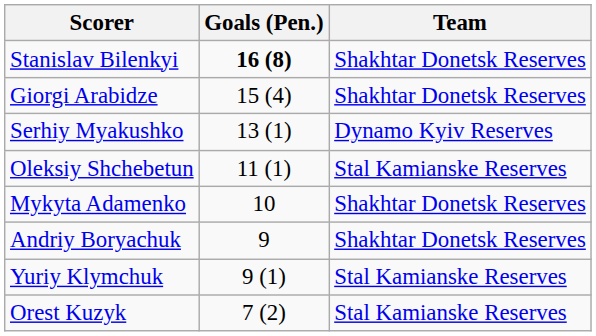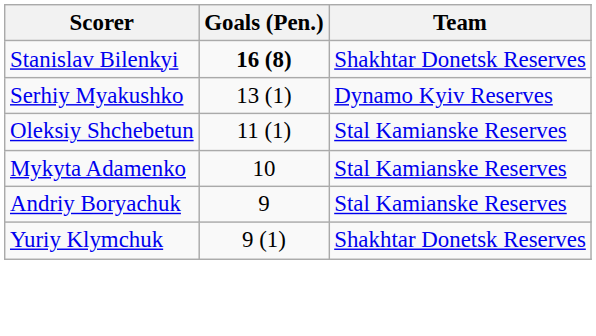- row: (84, 95)
(460, 204) Shakhtar Donetsk Reserves -> (450, 167) Stal Kamianske Reserves
(460, 240) Shakhtar Donetsk Reserves -> (450, 204) Stal Kamianske Reserves
(450, 276) Stal Kamianske Reserves -> (460, 240) Shakhtar Donetsk Reserves
- row: (68, 312)
